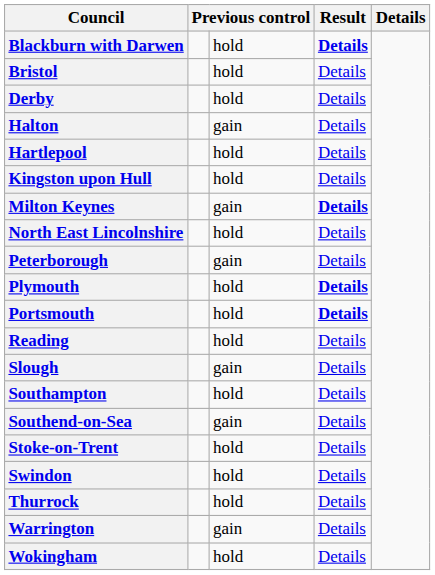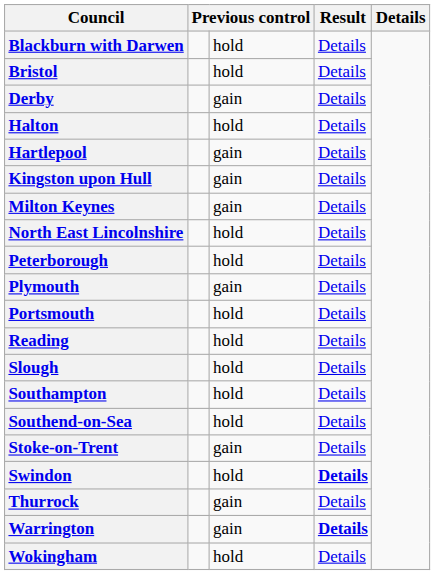(343, 44) bold -> (342, 44) normal
(228, 98) hold -> (228, 98) gain
(228, 125) gain -> (228, 125) hold
(228, 152) hold -> (228, 152) gain
(228, 179) hold -> (228, 179) gain
(343, 206) bold -> (342, 206) normal
(228, 260) gain -> (228, 260) hold
(228, 286) hold -> (228, 286) gain
(343, 286) bold -> (342, 286) normal
(343, 313) bold -> (342, 313) normal
(228, 367) gain -> (228, 367) hold
(228, 421) gain -> (228, 421) hold
(228, 448) hold -> (228, 448) gain
(342, 475) normal -> (343, 475) bold
(228, 502) hold -> (228, 502) gain
(342, 529) normal -> (343, 529) bold
